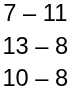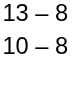- row: (35, 13)
